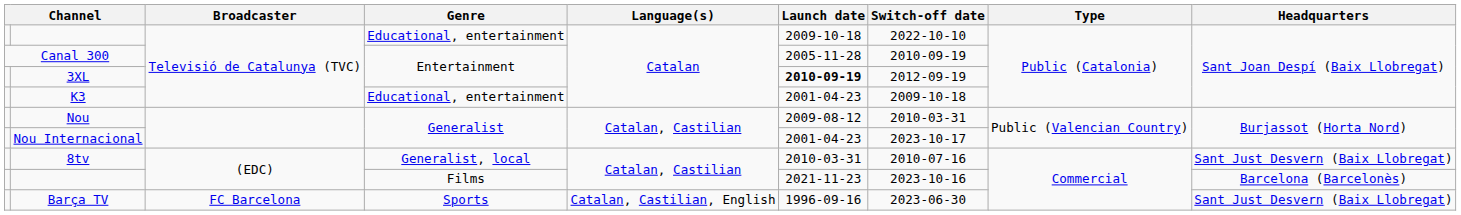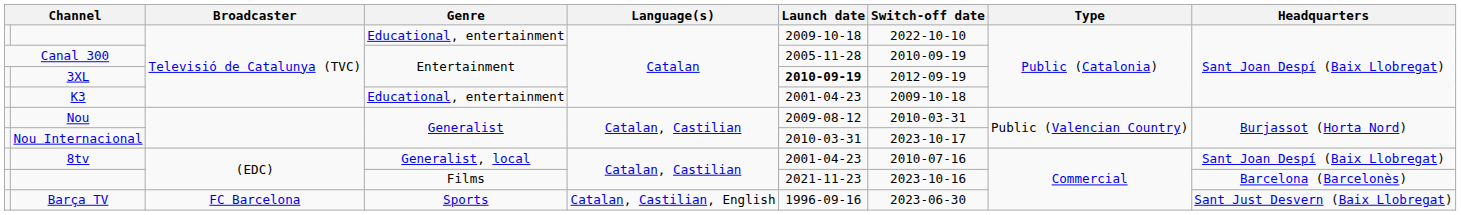(823, 138) 2001-04-23 -> (823, 138) 2010-03-31
(823, 159) 2010-03-31 -> (823, 159) 2001-04-23
(1323, 159) Sant Just Desvern (Baix Llobregat) -> (1323, 159) Sant Joan Despí (Baix Llobregat)
